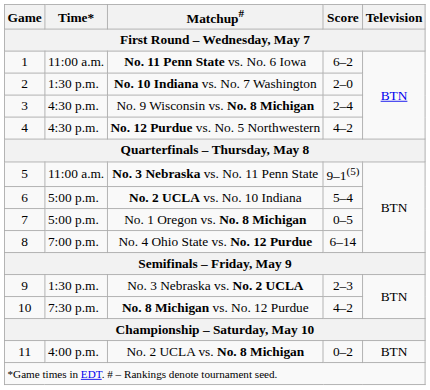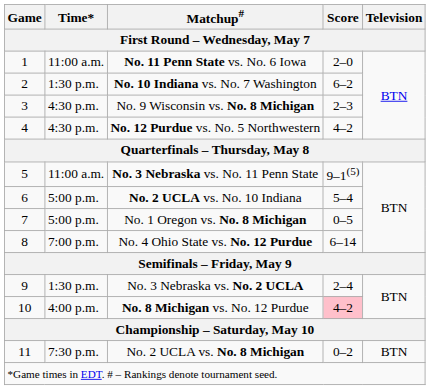(343, 62) 6–2 -> (343, 62) 2–0
(343, 84) 2–0 -> (343, 84) 6–2
(343, 106) 2–4 -> (343, 106) 2–3
(343, 285) 2–3 -> (343, 285) 2–4
(73, 307) 7:30 p.m. -> (73, 307) 4:00 p.m.
(343, 307) no background -> (343, 307) pink background
(73, 351) 4:00 p.m. -> (73, 351) 7:30 p.m.
